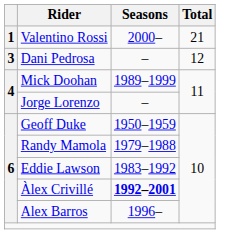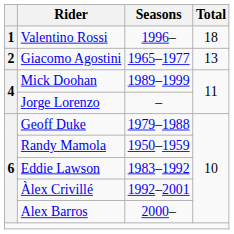(145, 37) 2000– -> (159, 37) 1996–
(197, 37) 21 -> (211, 37) 18
+ row: (71, 59)
- row: (58, 59)
(145, 124) 1950–1959 -> (159, 124) 1979–1988
(145, 146) 1979–1988 -> (159, 146) 1950–1959
(145, 189) bold -> (159, 189) normal
(145, 211) 1996– -> (159, 211) 2000–
